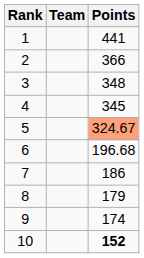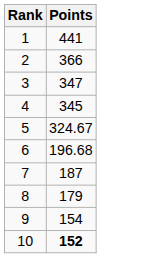- column: (67, 15)
(114, 83) 348 -> (71, 83) 347
(114, 128) lightsalmon background -> (71, 128) no background
(114, 173) 186 -> (71, 173) 187
(114, 219) 174 -> (71, 219) 154
